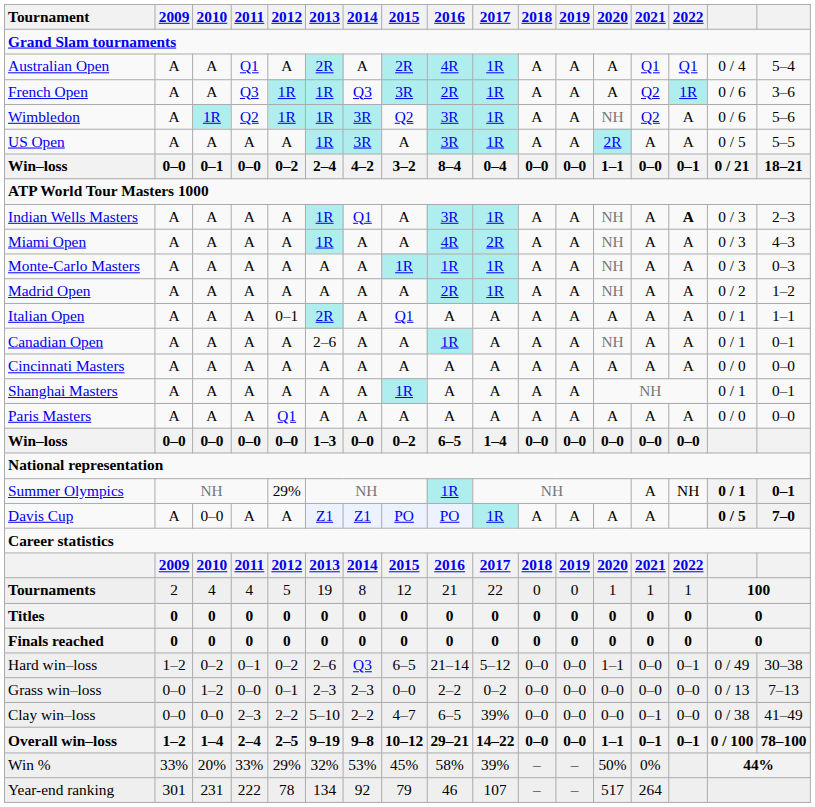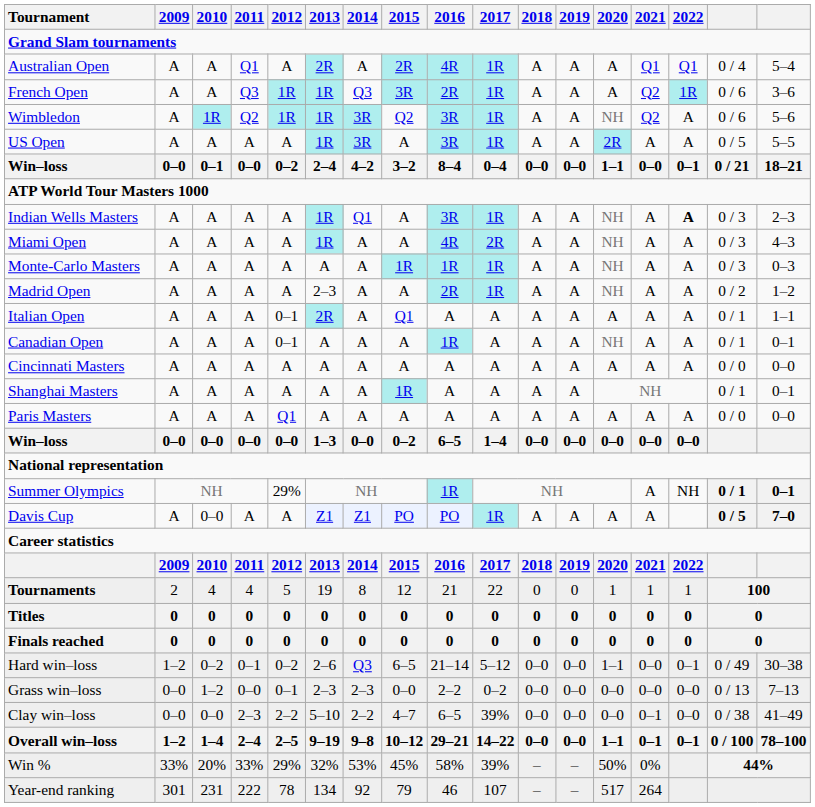(325, 290) A -> (325, 290) 2–3
(287, 340) A -> (287, 340) 0–1
(325, 340) 2–6 -> (325, 340) A
